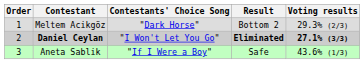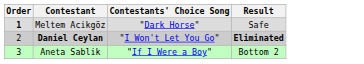- column: (323, 11)
(19, 25) normal -> (19, 25) bold
(259, 25) Bottom 2 -> (259, 25) Safe
(259, 52) Safe -> (259, 52) Bottom 2
